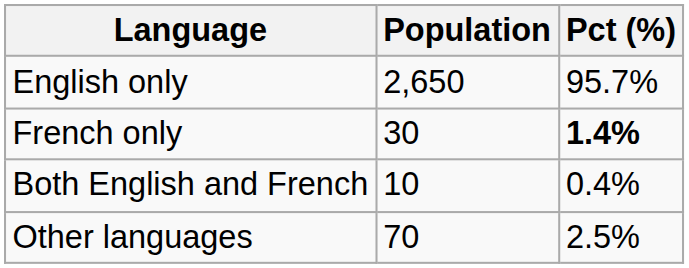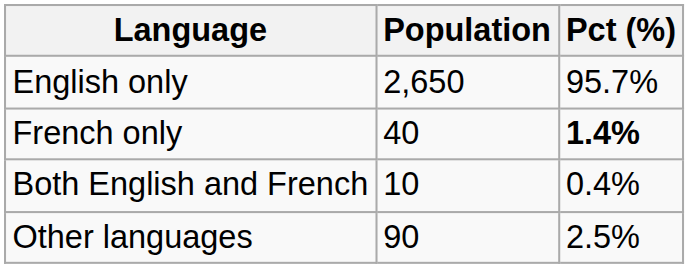(401, 133) 30 -> (401, 133) 40
(401, 236) 70 -> (401, 236) 90
